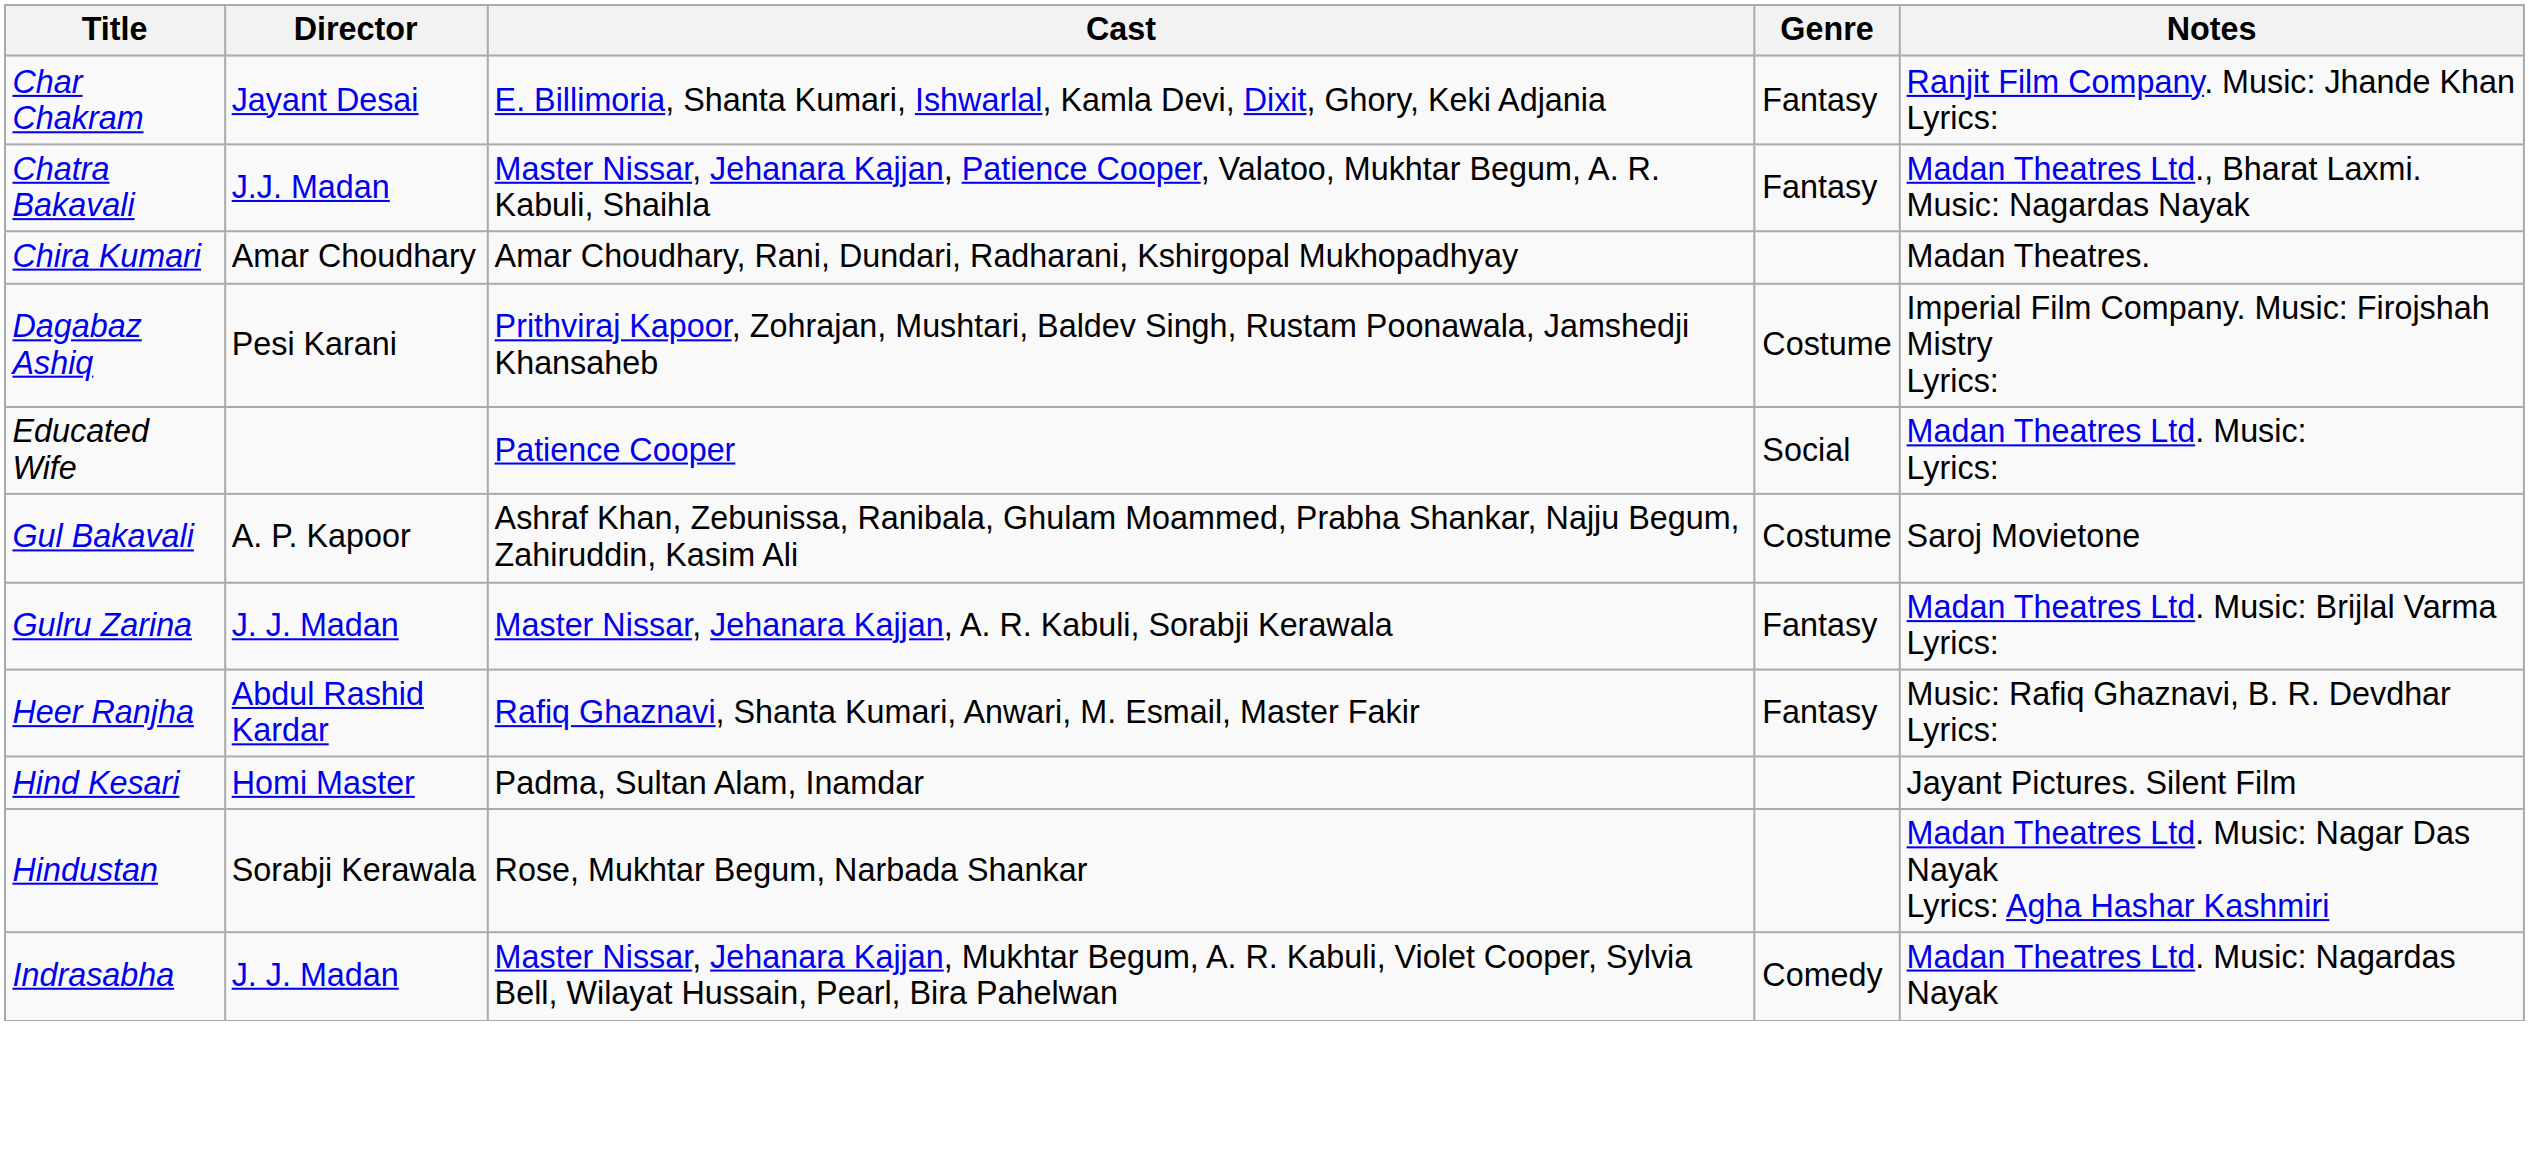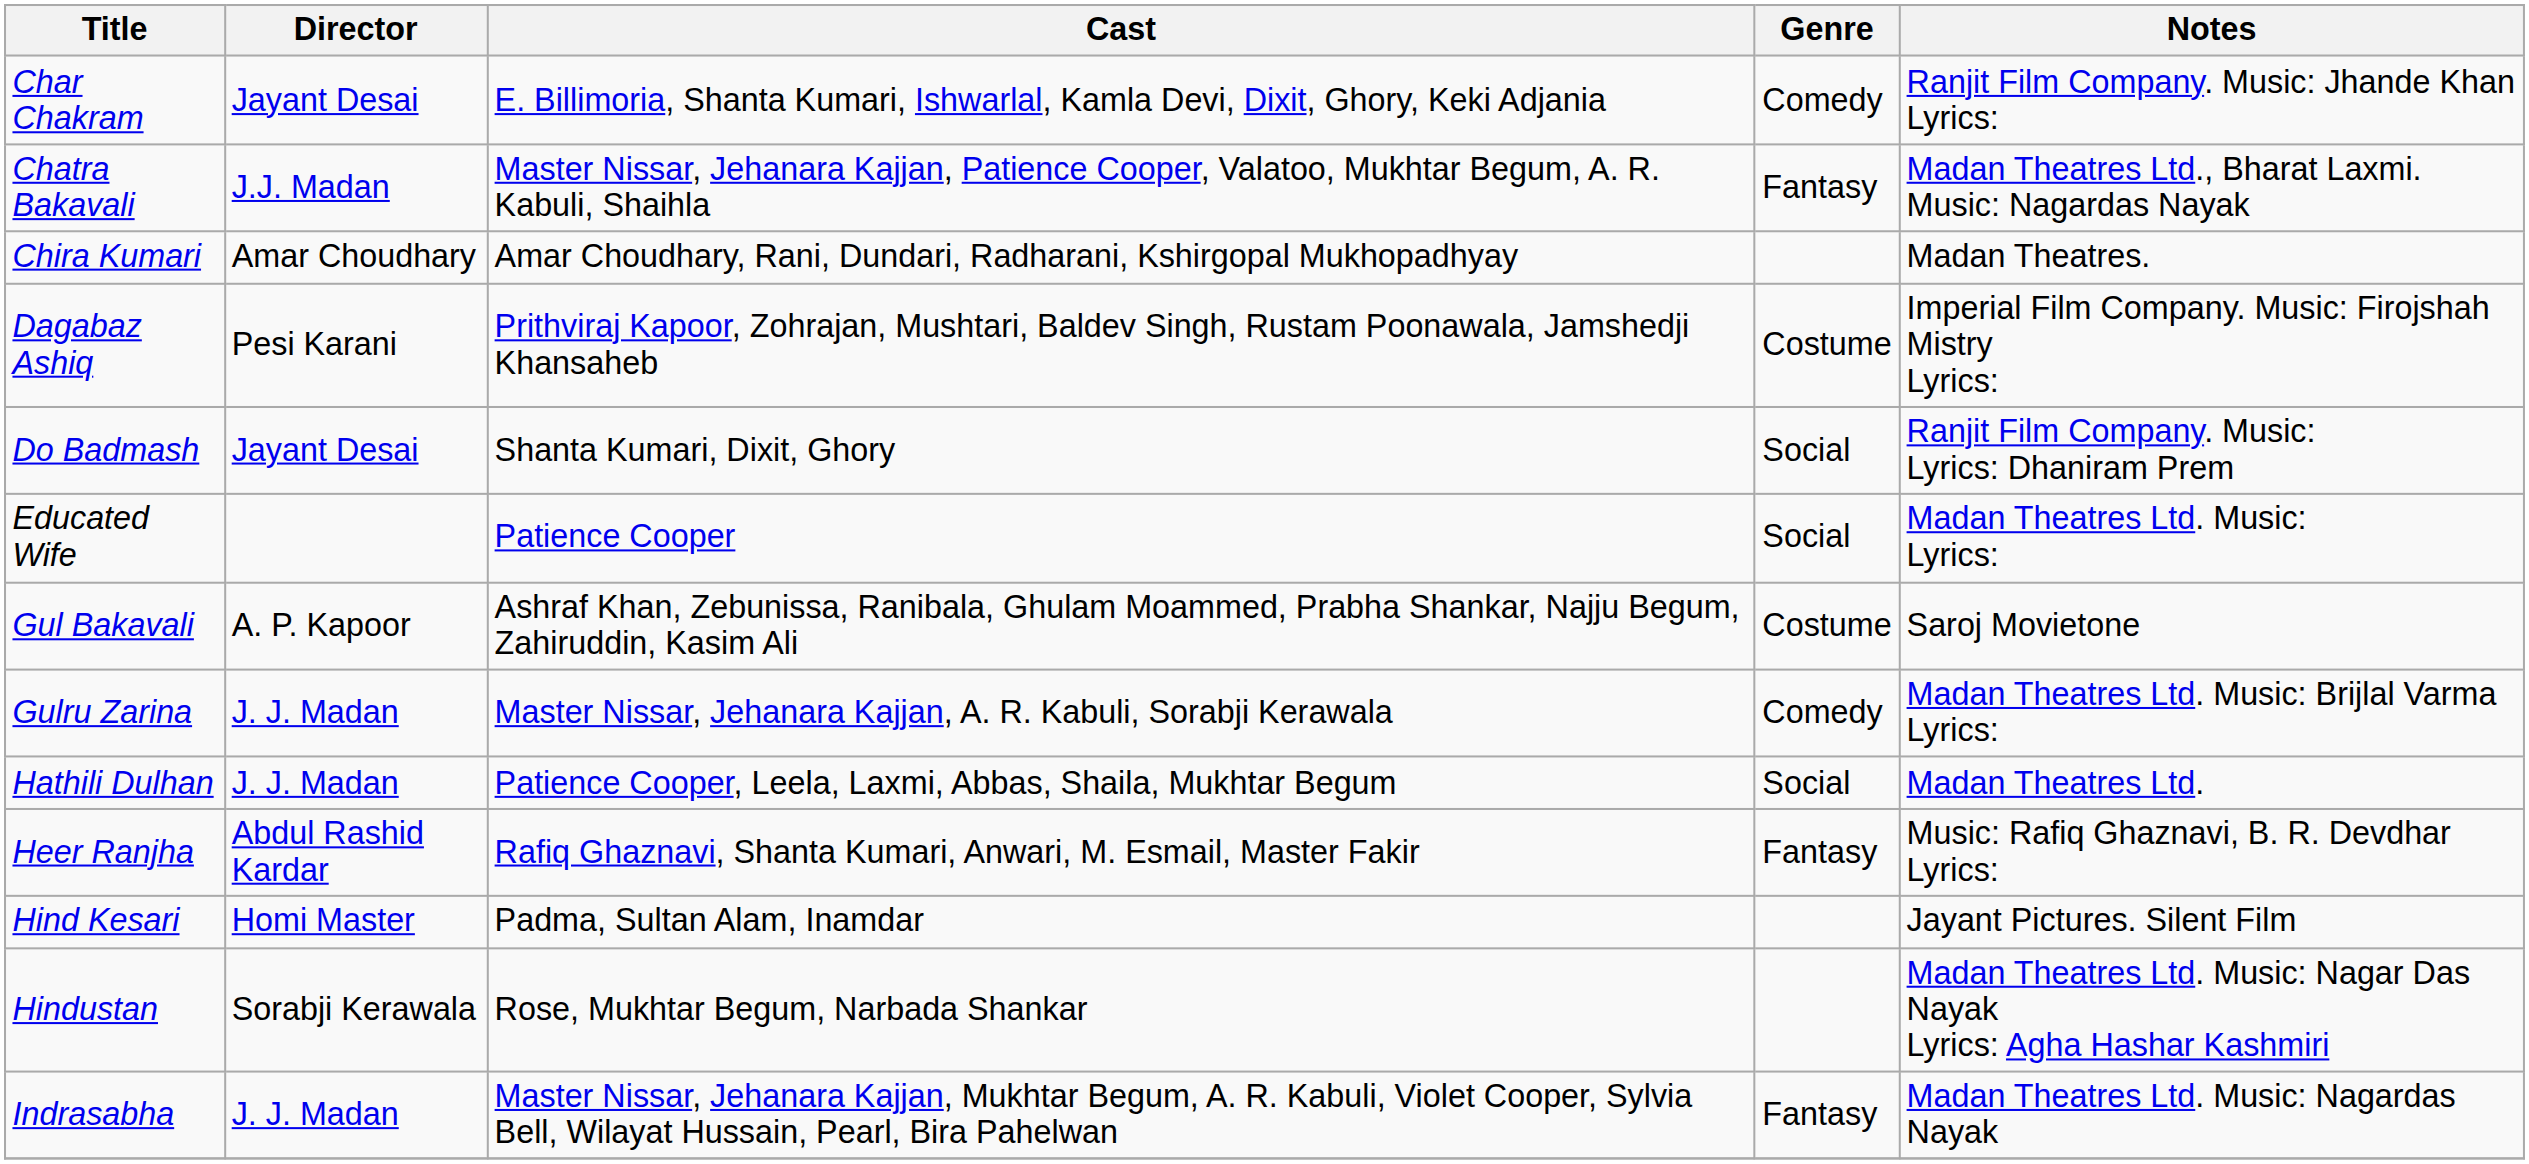(1820, 99) Fantasy -> (1823, 99) Comedy
+ row: (106, 450)
(1820, 625) Fantasy -> (1823, 712) Comedy
+ row: (113, 782)
(1823, 975) Comedy -> (1820, 1114) Fantasy
